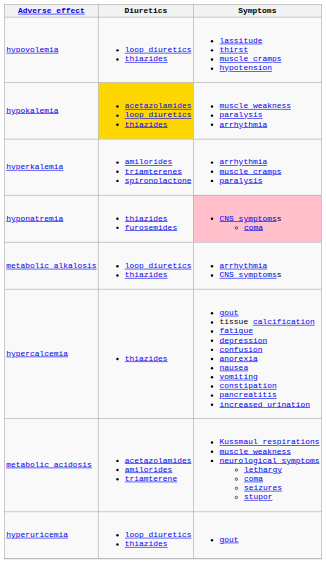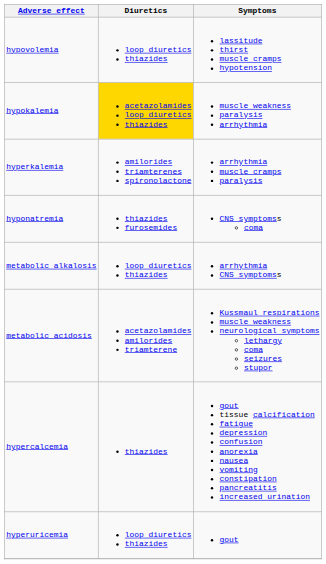(257, 223) pink background -> (257, 223) no background
rows swapped: (49, 465) <-> (37, 354)
